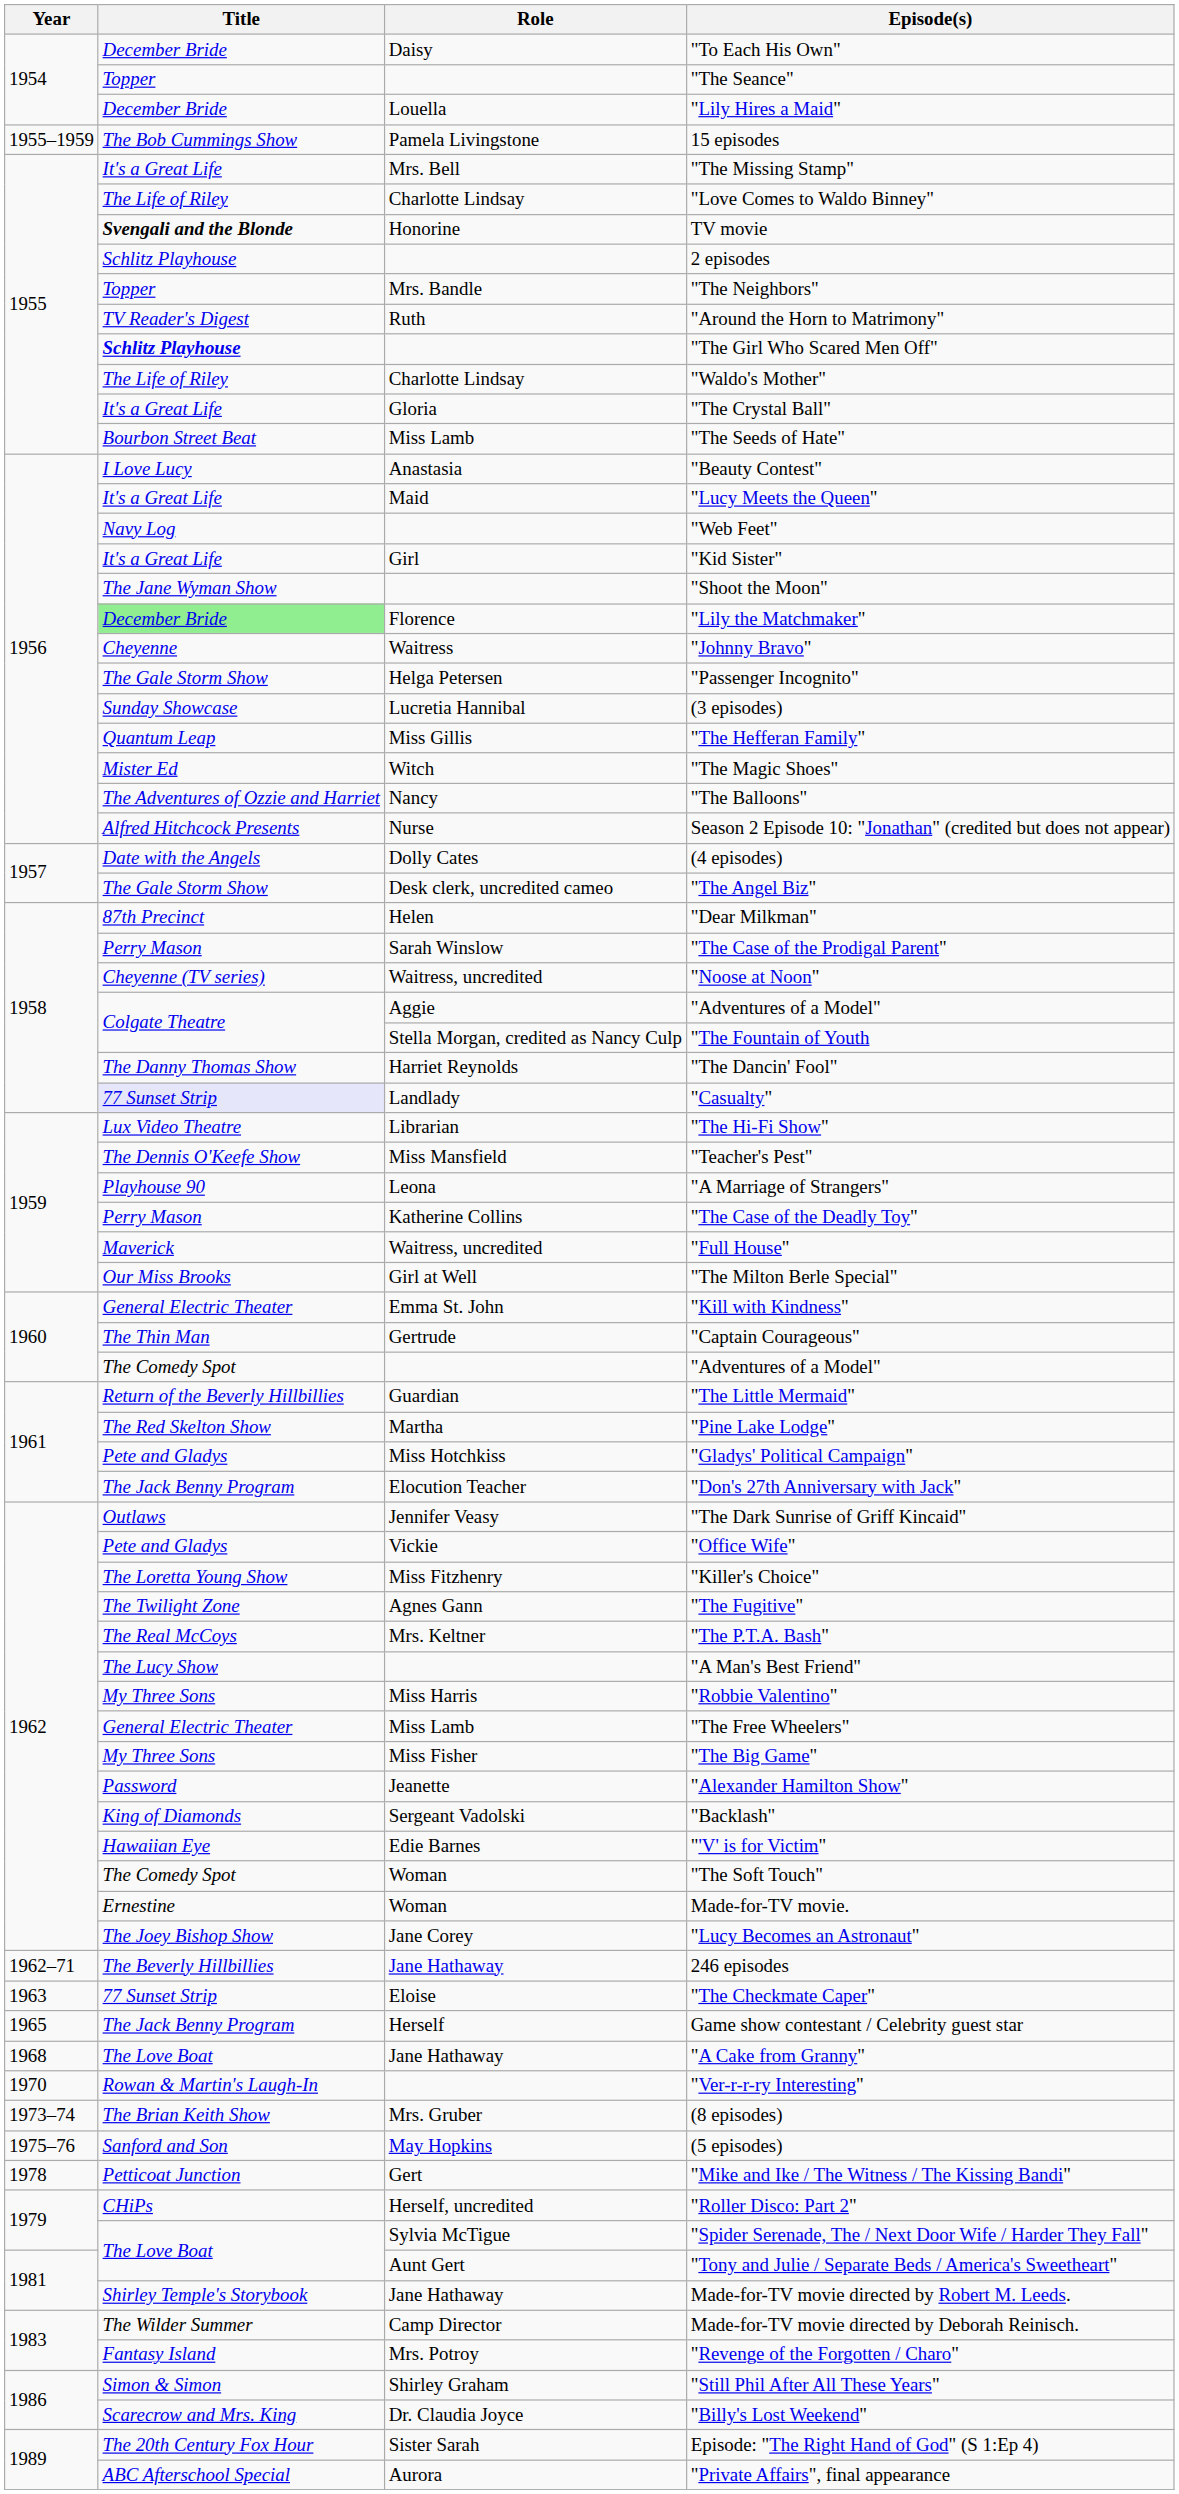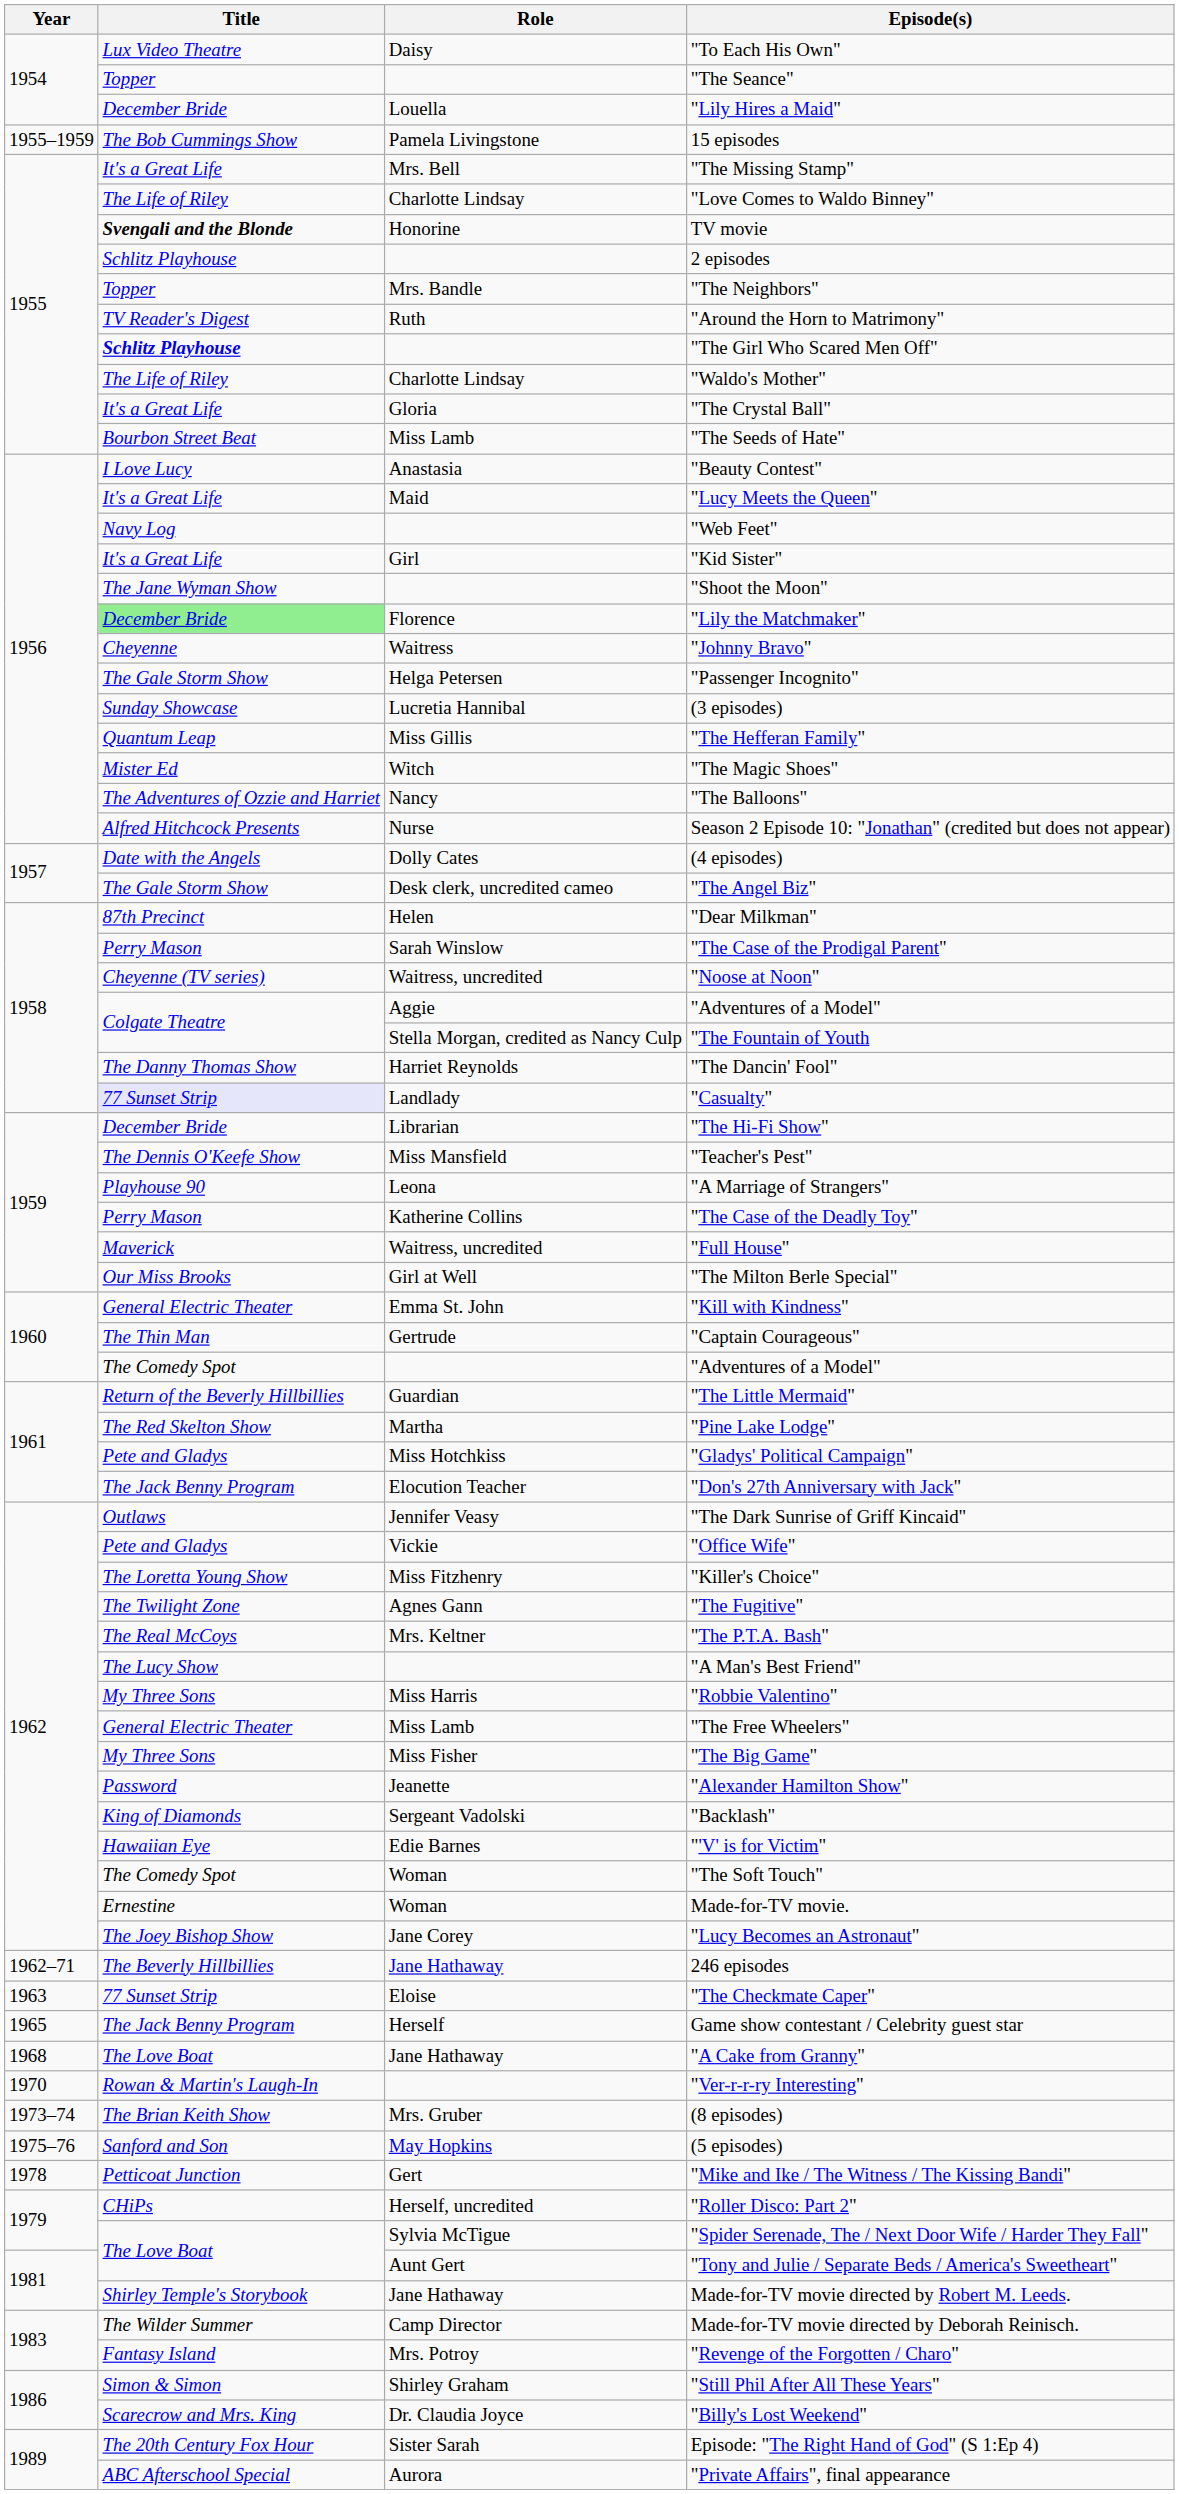(165, 49) December Bride -> (172, 49) Lux Video Theatre
(172, 1127) Lux Video Theatre -> (165, 1127) December Bride
